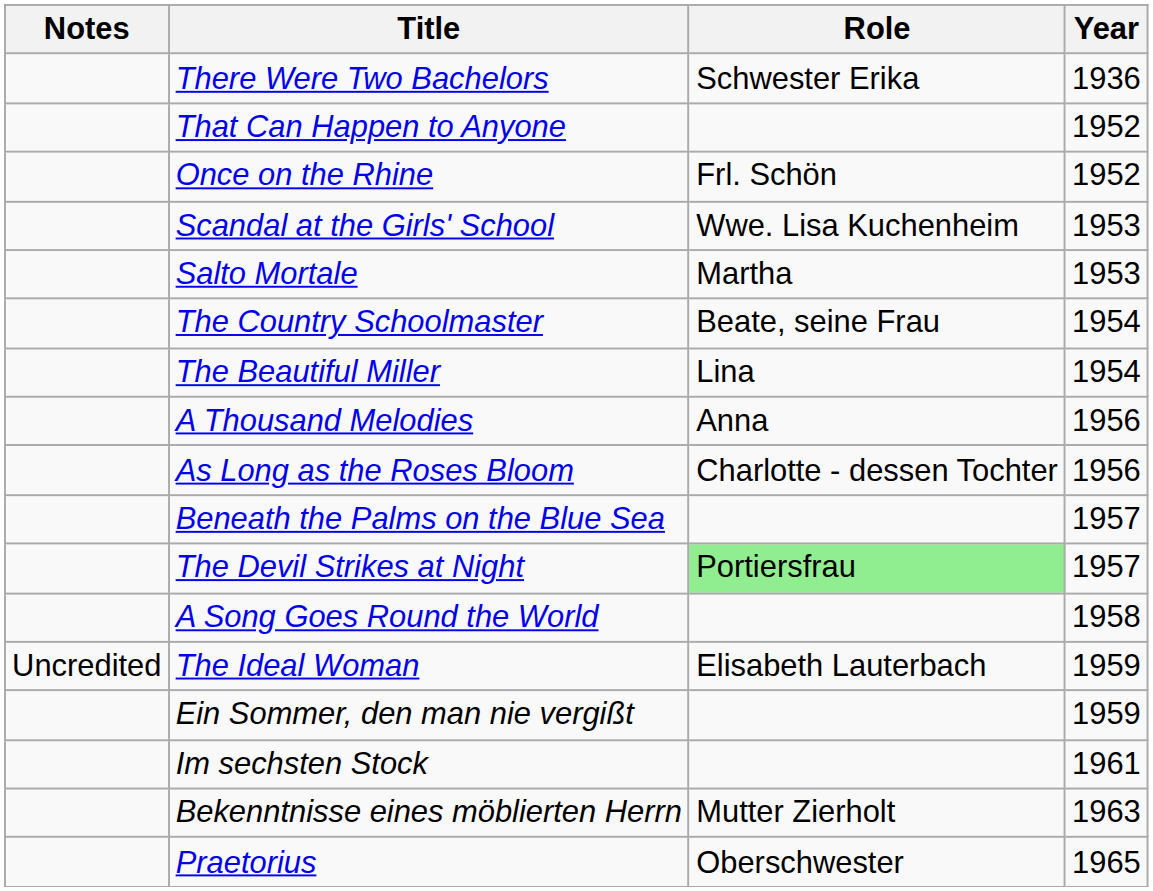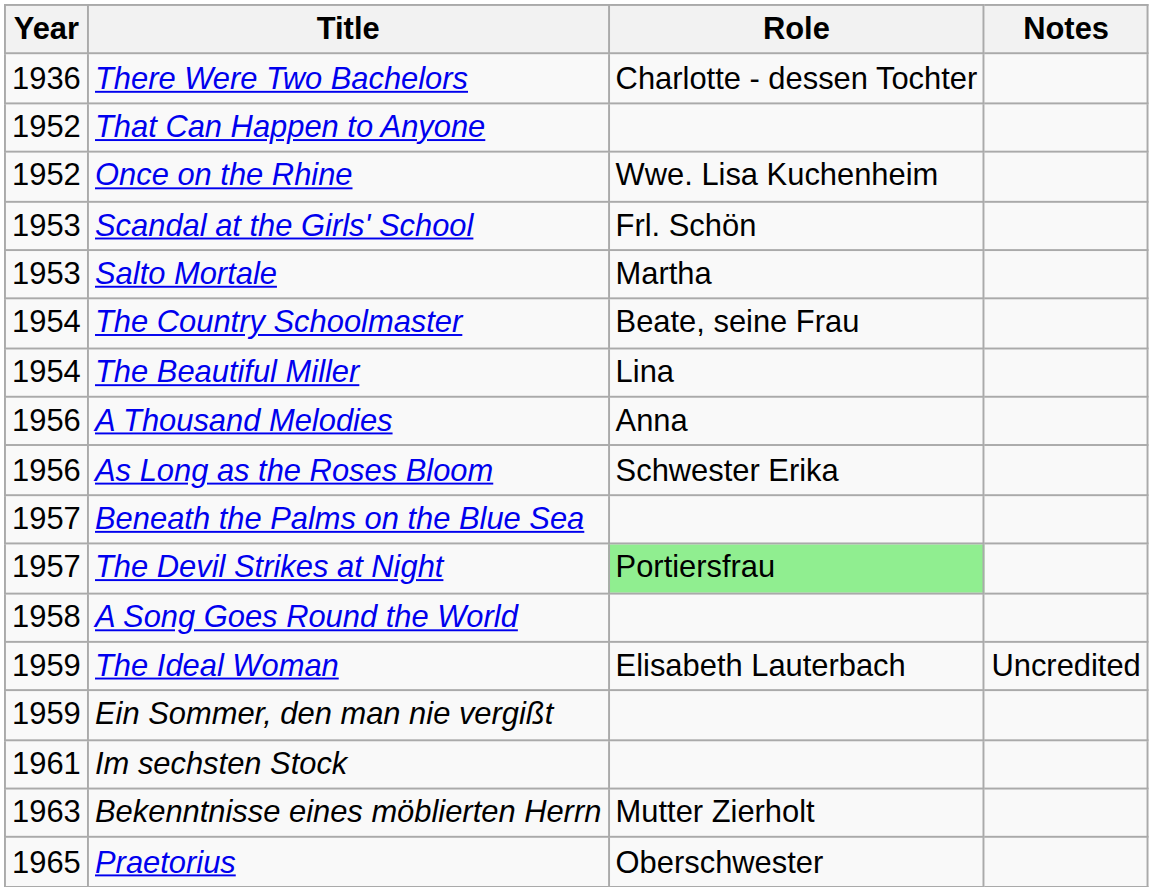columns swapped: (1106, 28) <-> (87, 28)
(808, 77) Schwester Erika -> (796, 77) Charlotte - dessen Tochter
(767, 175) Frl. Schön -> (777, 175) Wwe. Lisa Kuchenheim
(858, 224) Wwe. Lisa Kuchenheim -> (686, 224) Frl. Schön
(877, 469) Charlotte - dessen Tochter -> (727, 469) Schwester Erika
